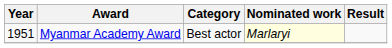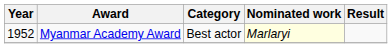(21, 33) 1951 -> (21, 33) 1952
